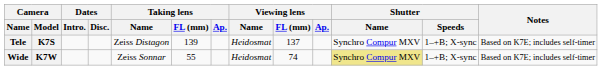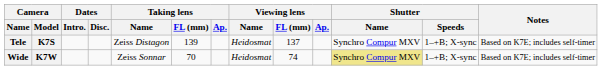(191, 58) 55 -> (191, 58) 70
